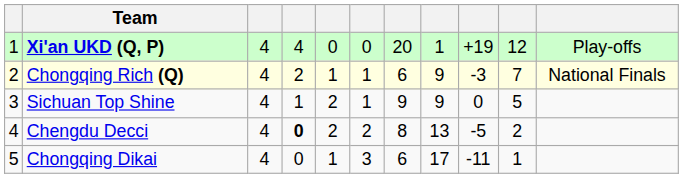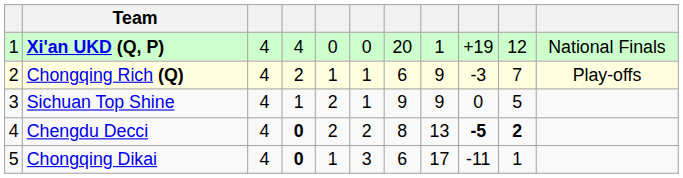(607, 46) Play-offs -> (607, 46) National Finals
(607, 74) National Finals -> (607, 74) Play-offs
(478, 131) normal -> (478, 131) bold
(517, 131) normal -> (517, 131) bold
(299, 159) normal -> (299, 159) bold
